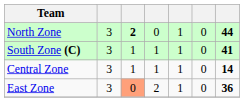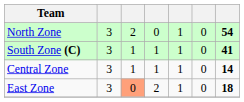(133, 32) bold -> (133, 32) normal
(227, 32) 44 -> (227, 32) 54
(227, 87) 36 -> (227, 87) 18
